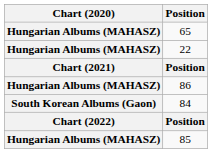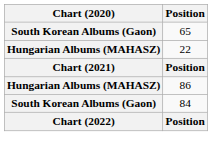(84, 31) Hungarian Albums (MAHASZ) -> (84, 31) South Korean Albums (Gaon)
- row: (185, 139)
